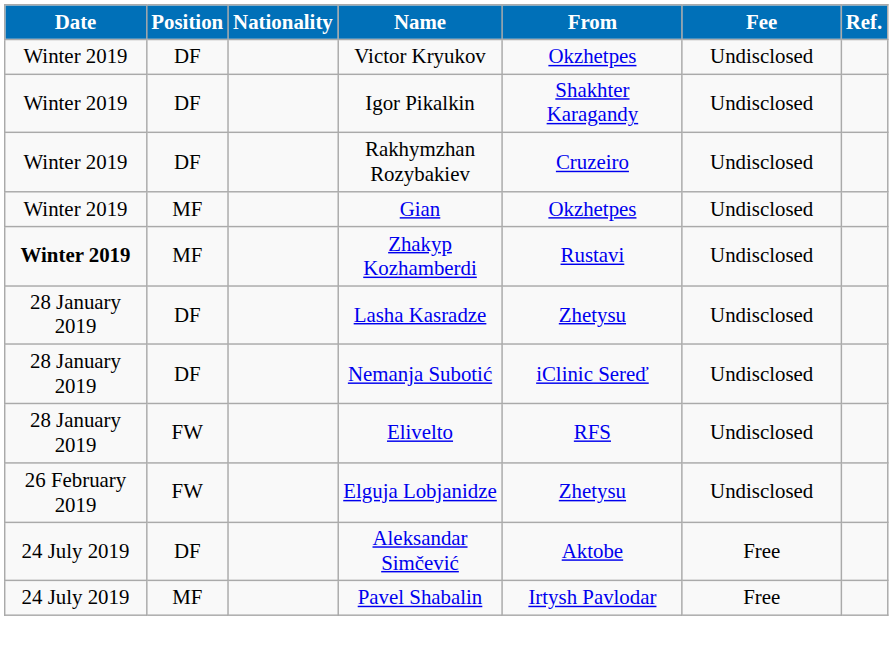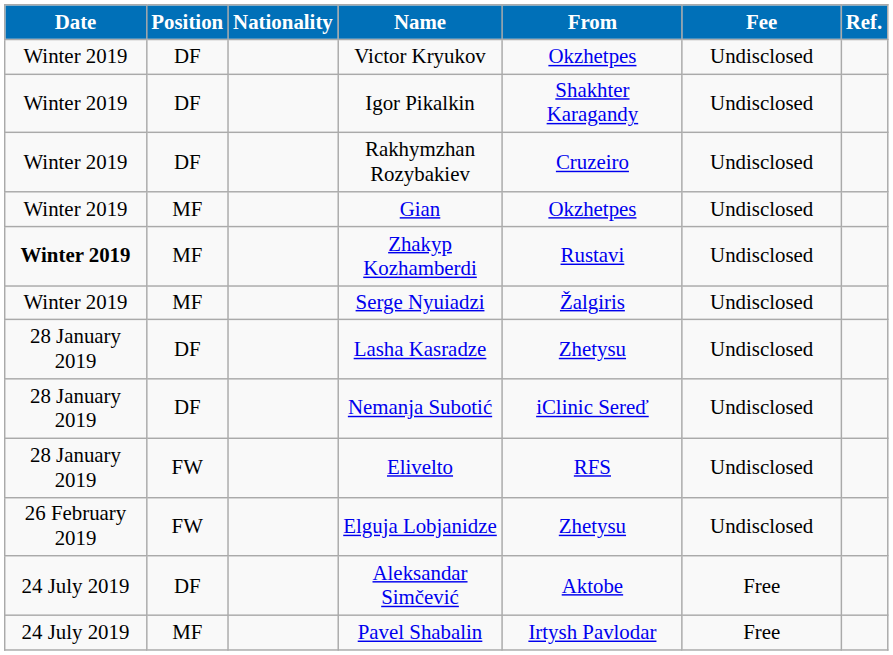+ row: (420, 302)
